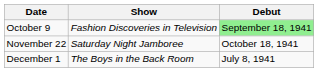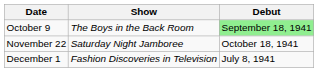(144, 28) Fashion Discoveries in Television -> (132, 28) The Boys in the Back Room
(132, 59) The Boys in the Back Room -> (144, 59) Fashion Discoveries in Television
